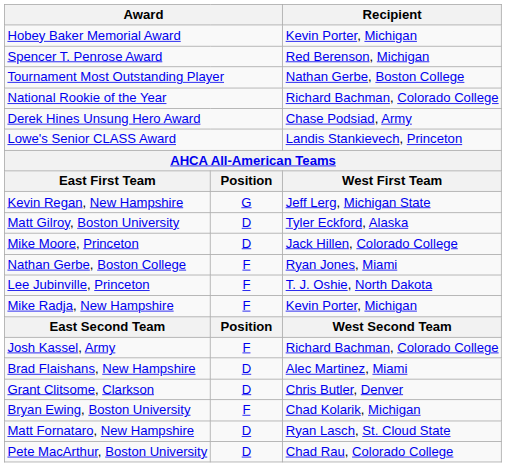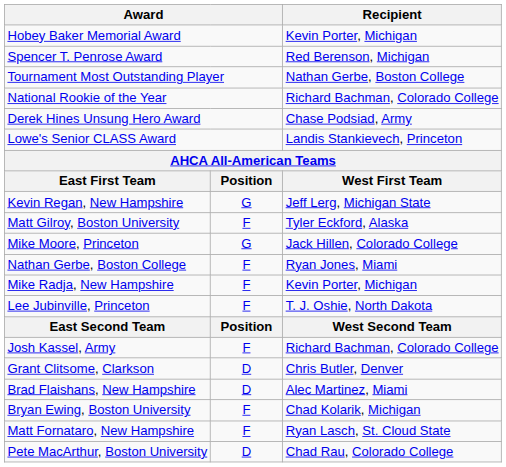(246, 222) D -> (246, 222) F
(246, 243) D -> (246, 243) G
rows swapped: (79, 285) <-> (91, 306)
rows swapped: (81, 389) <-> (101, 368)
(246, 431) D -> (246, 431) F
